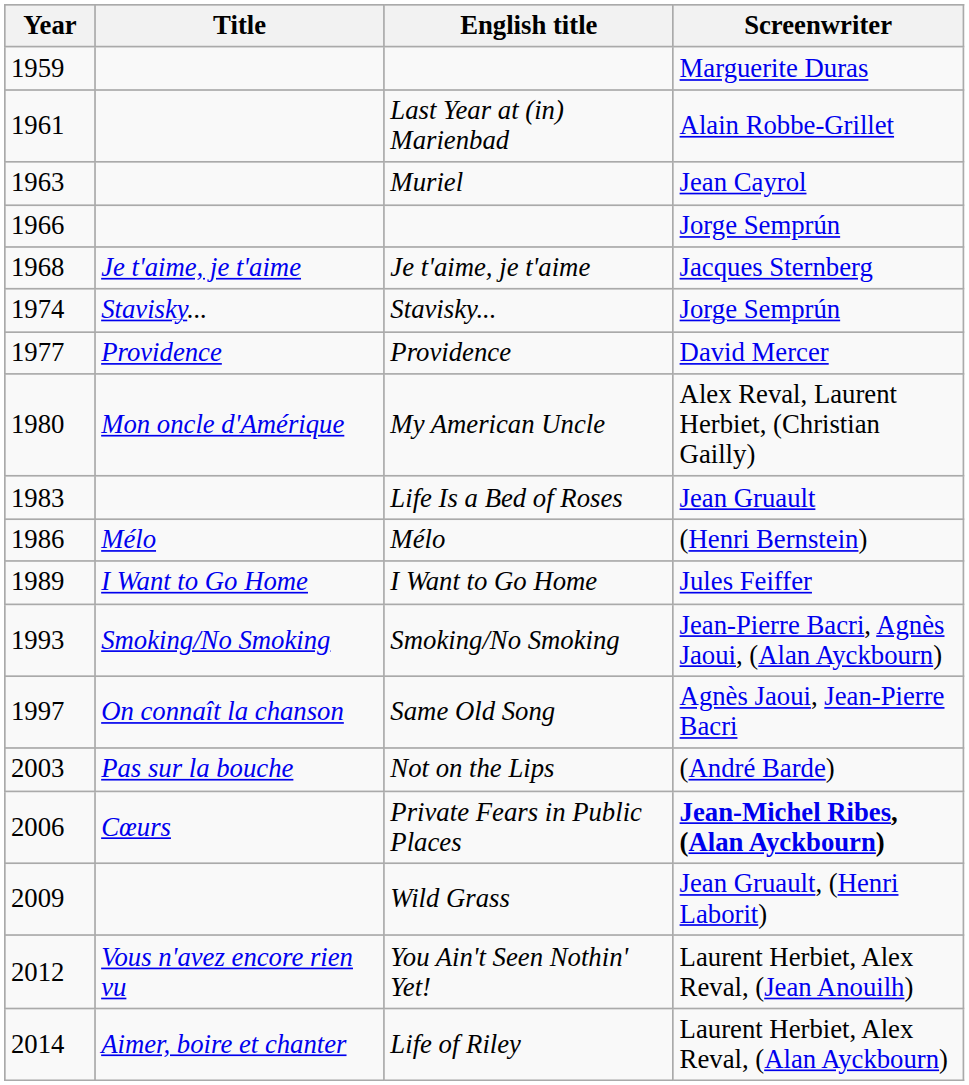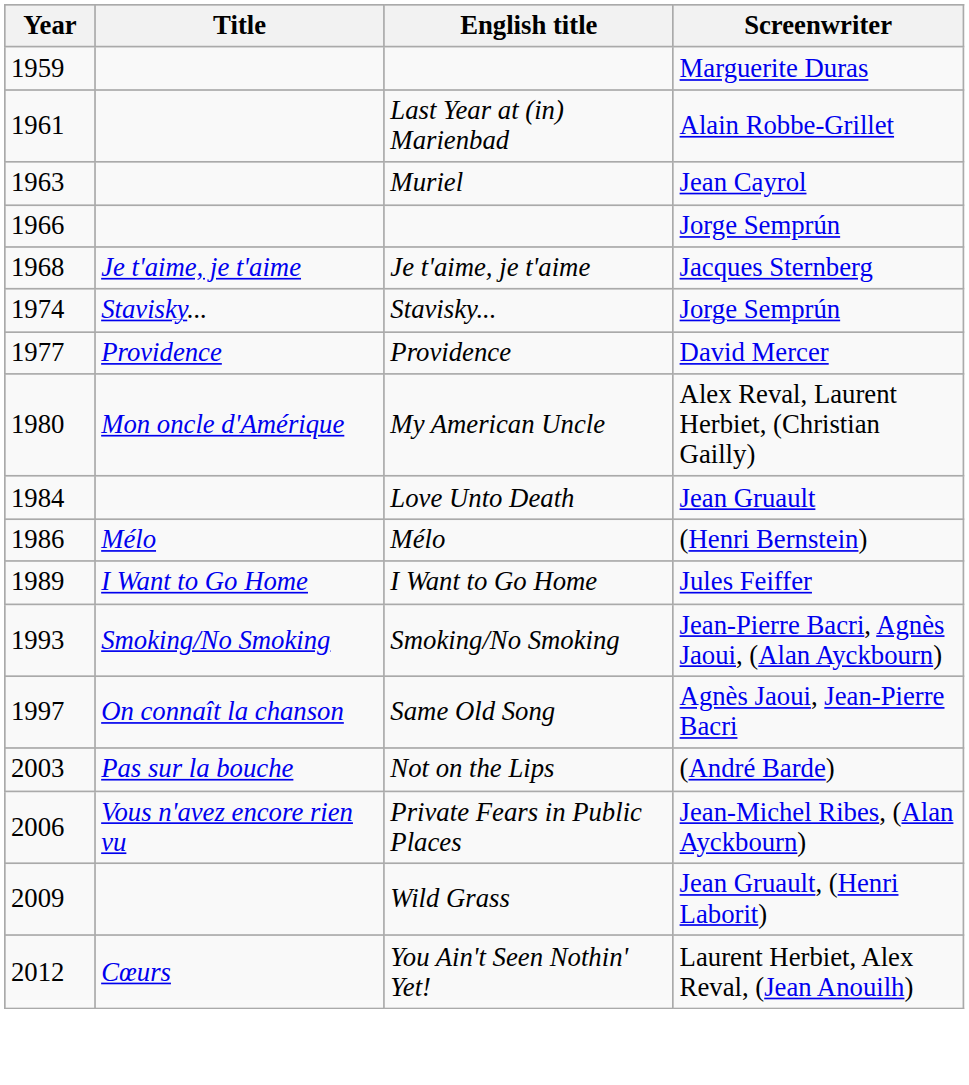- row: (38, 497)
+ row: (38, 497)
(136, 826) Cœurs -> (227, 826) Vous n'avez encore rien vu
(789, 826) bold -> (817, 826) normal
(227, 971) Vous n'avez encore rien vu -> (136, 971) Cœurs
- row: (38, 1043)
